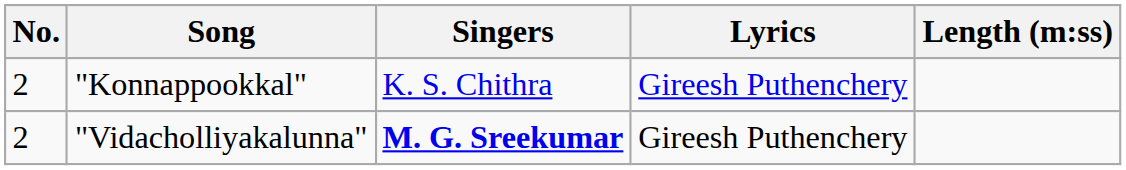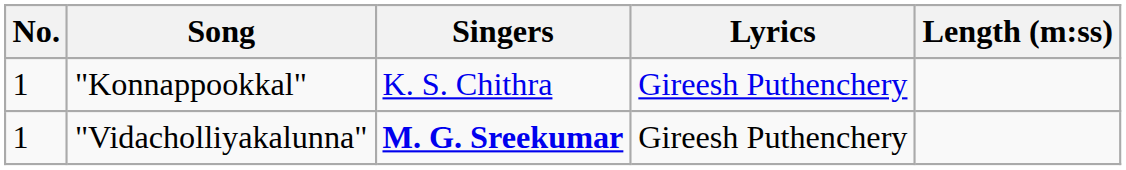(21, 84) 2 -> (21, 84) 1
(21, 137) 2 -> (21, 137) 1
